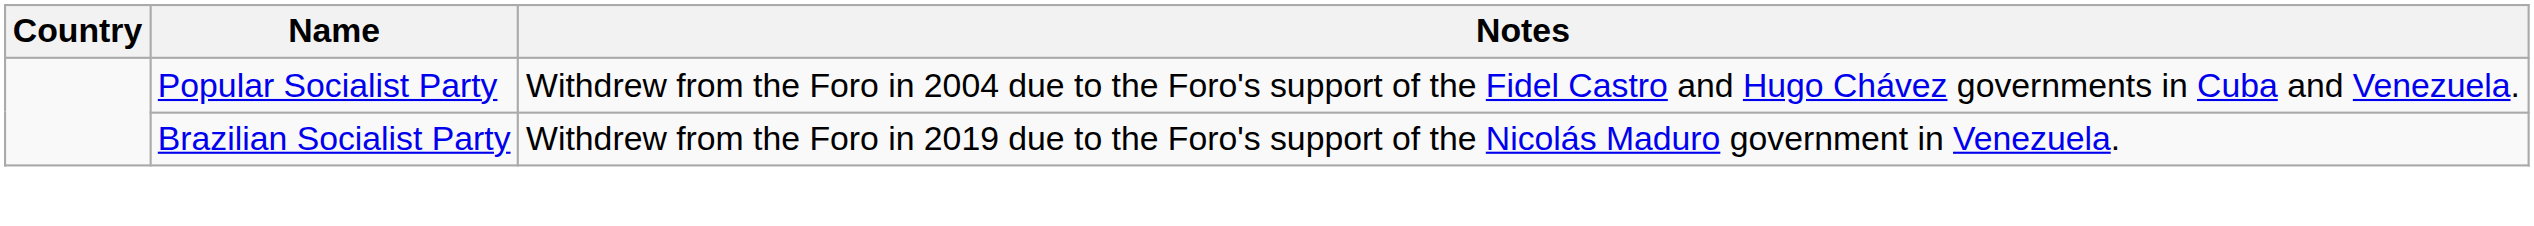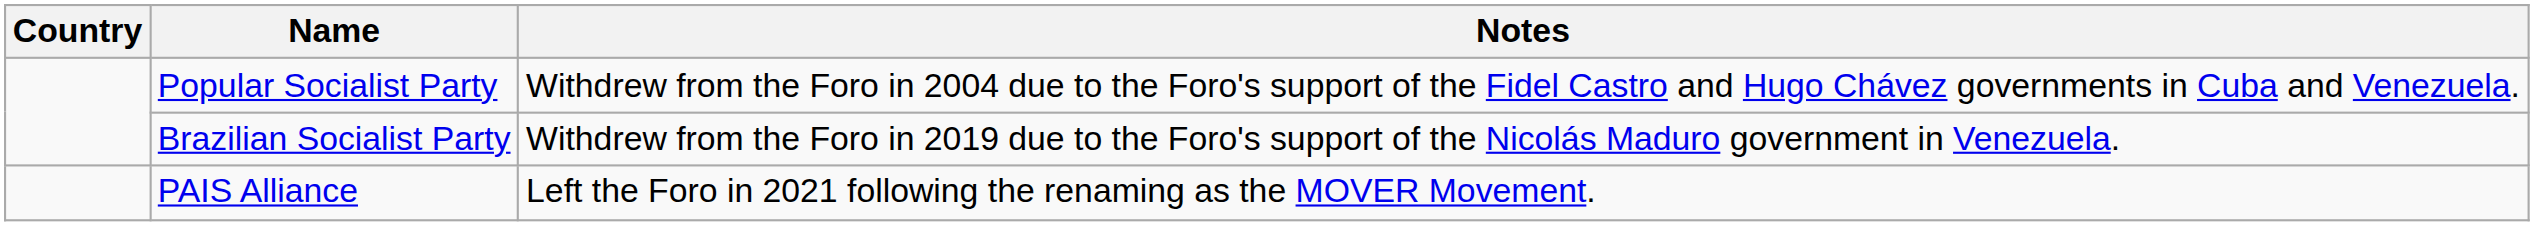+ row: (258, 191)
